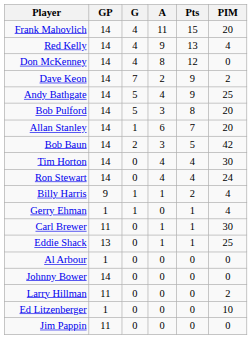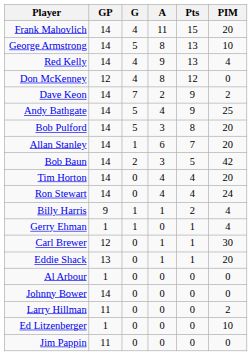+ row: (48, 45)
(105, 62) 14 -> (105, 78) 12
(228, 161) 30 -> (228, 177) 20
(105, 227) 11 -> (105, 243) 12
(228, 243) 25 -> (228, 260) 20
